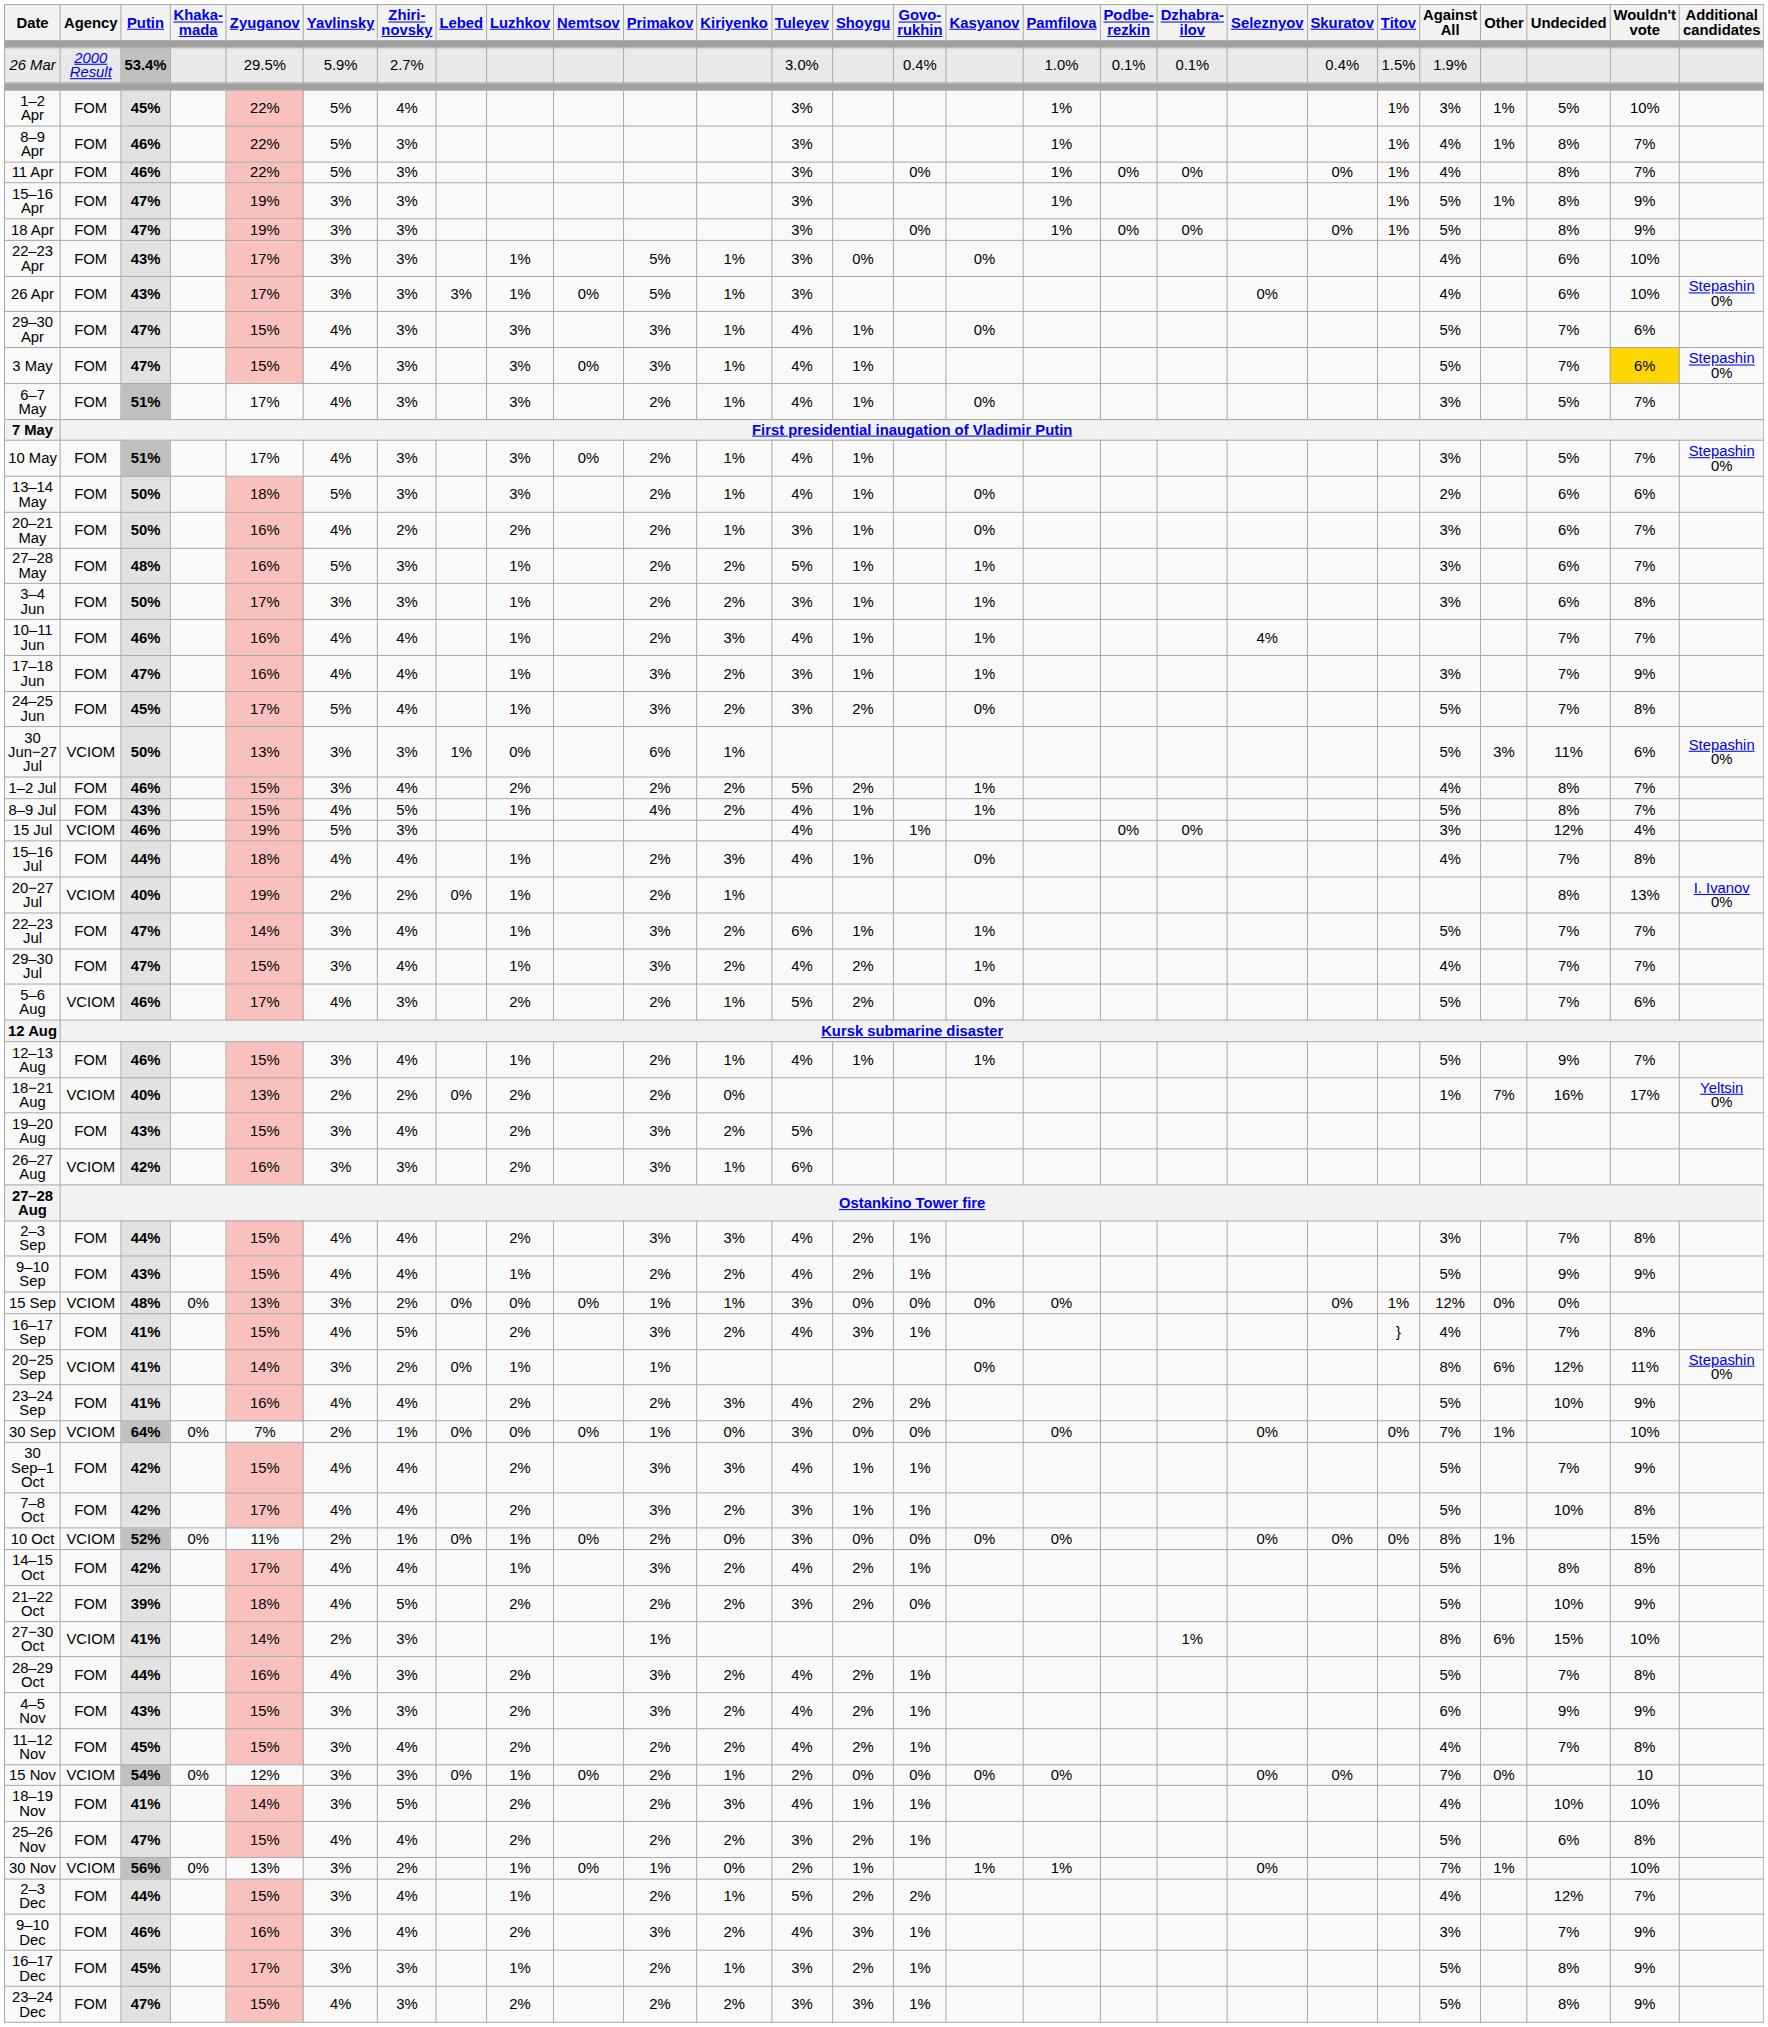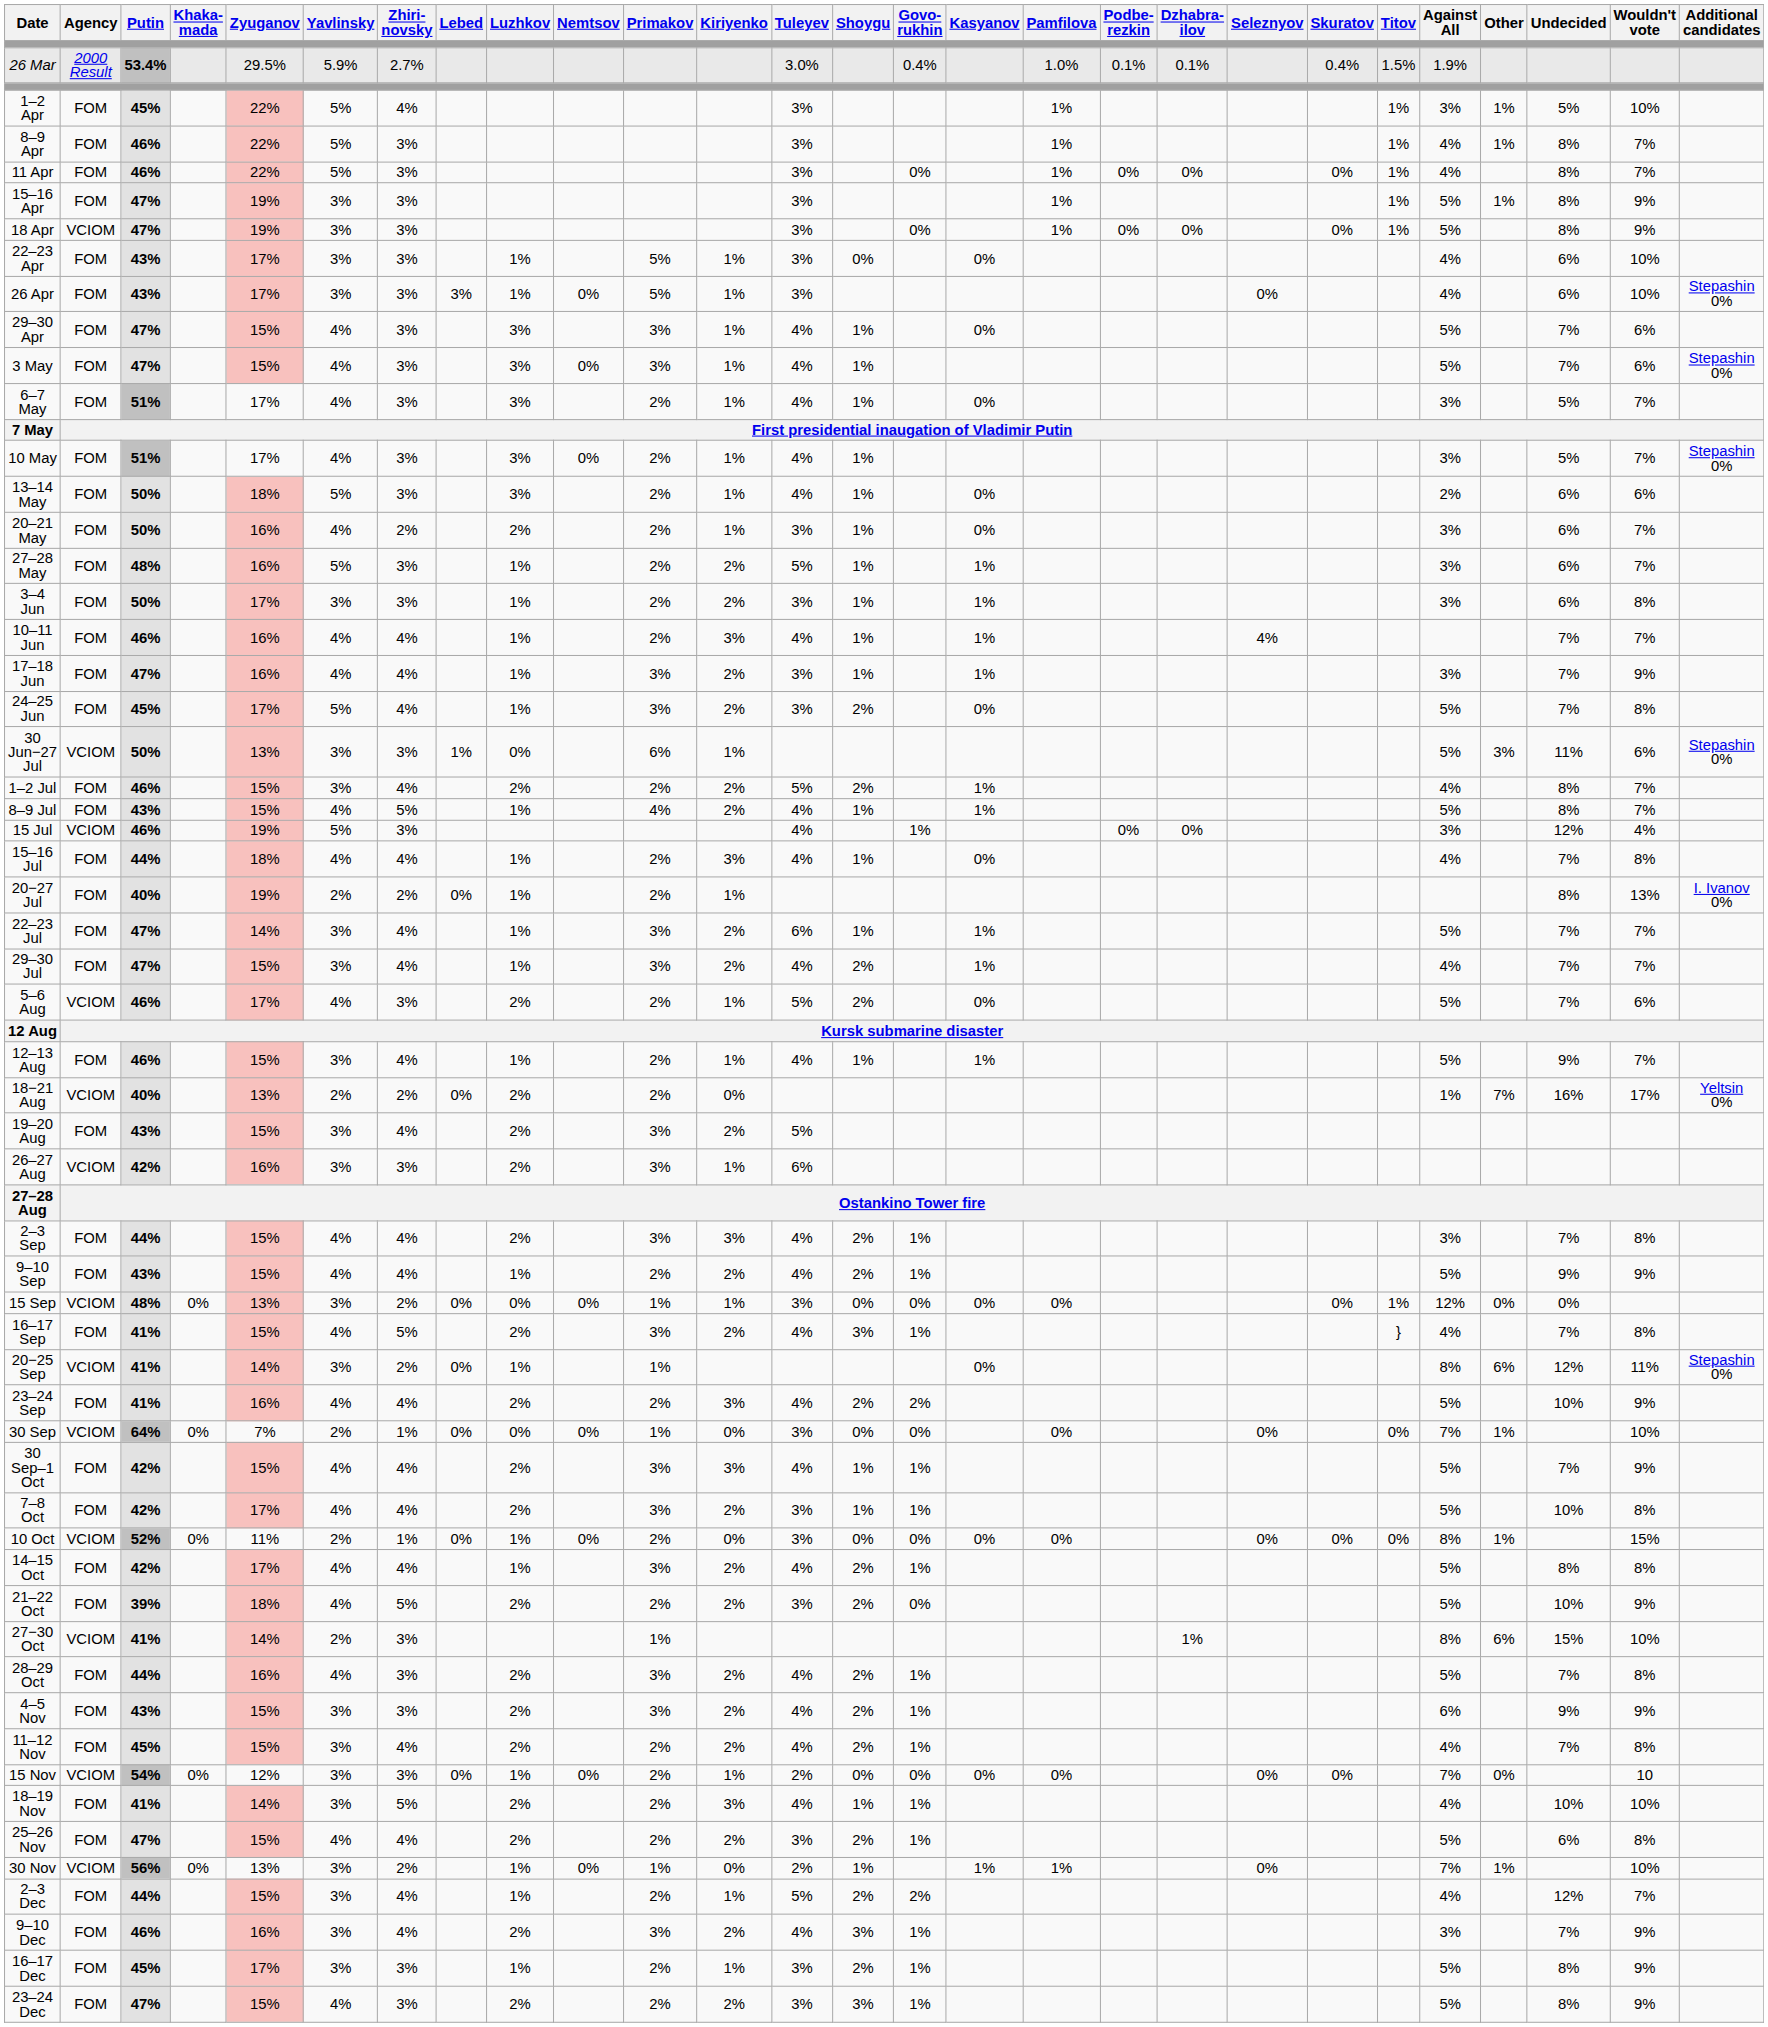(91, 230) FOM -> (91, 230) VCIOM
(1645, 366) gold background -> (1645, 366) no background
(91, 895) VCIOM -> (91, 895) FOM
